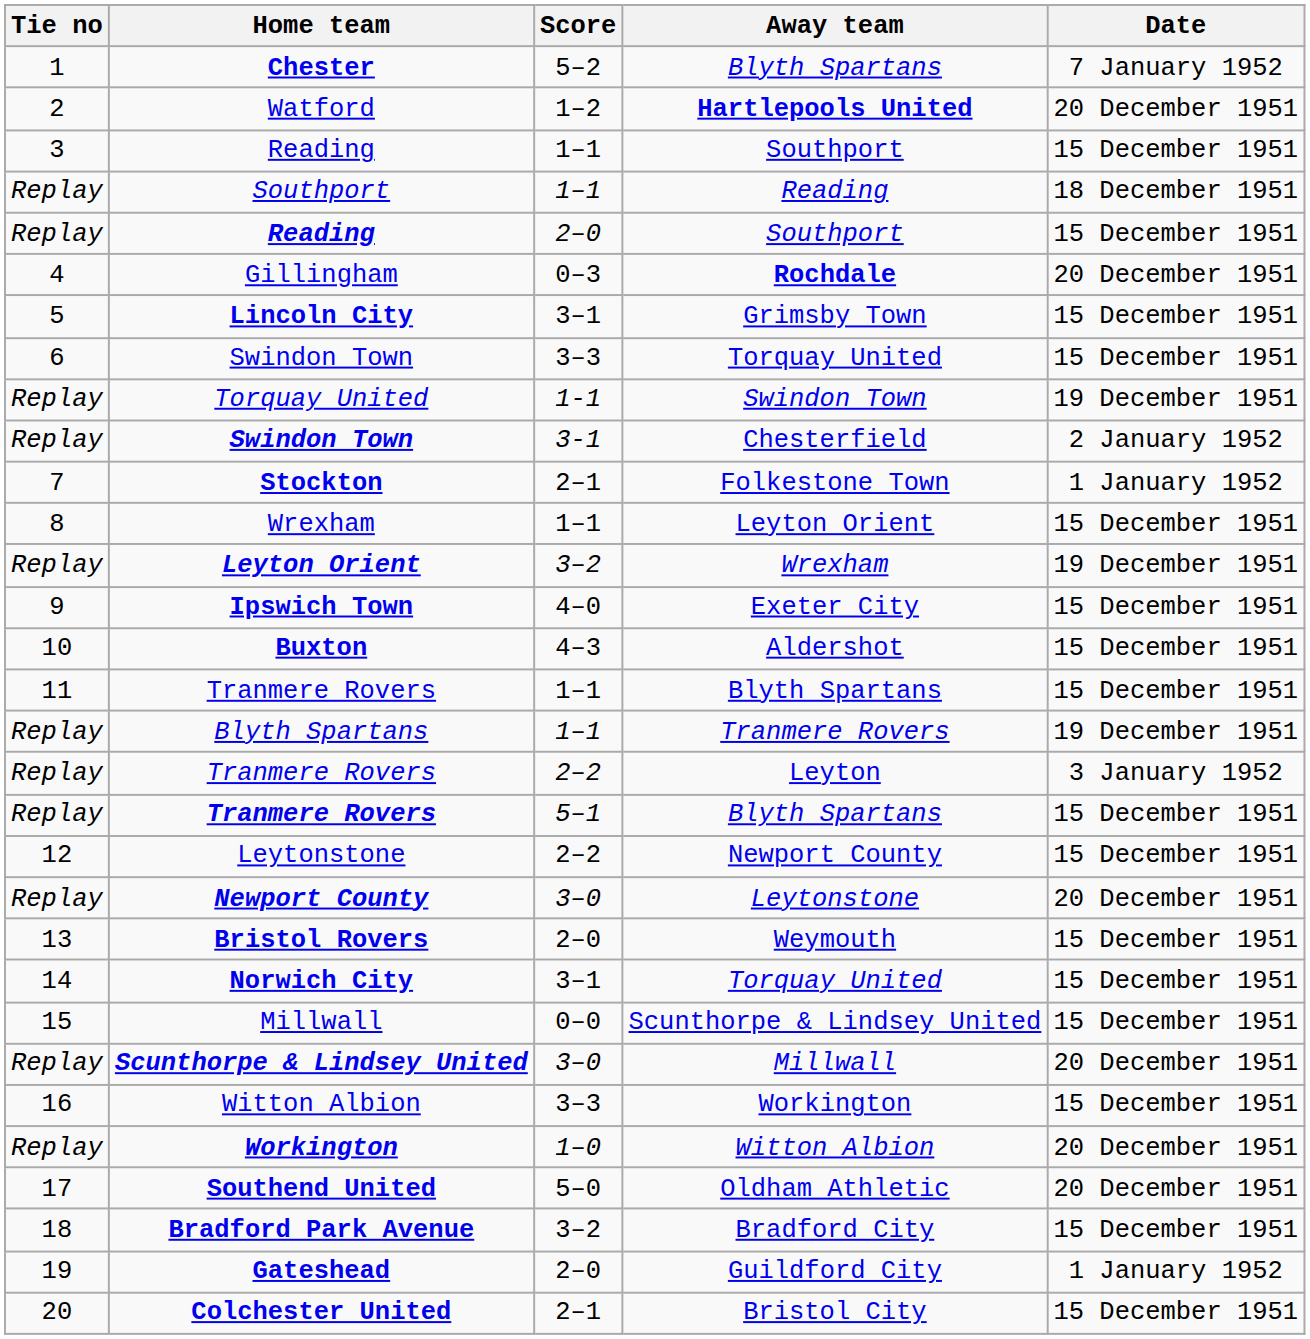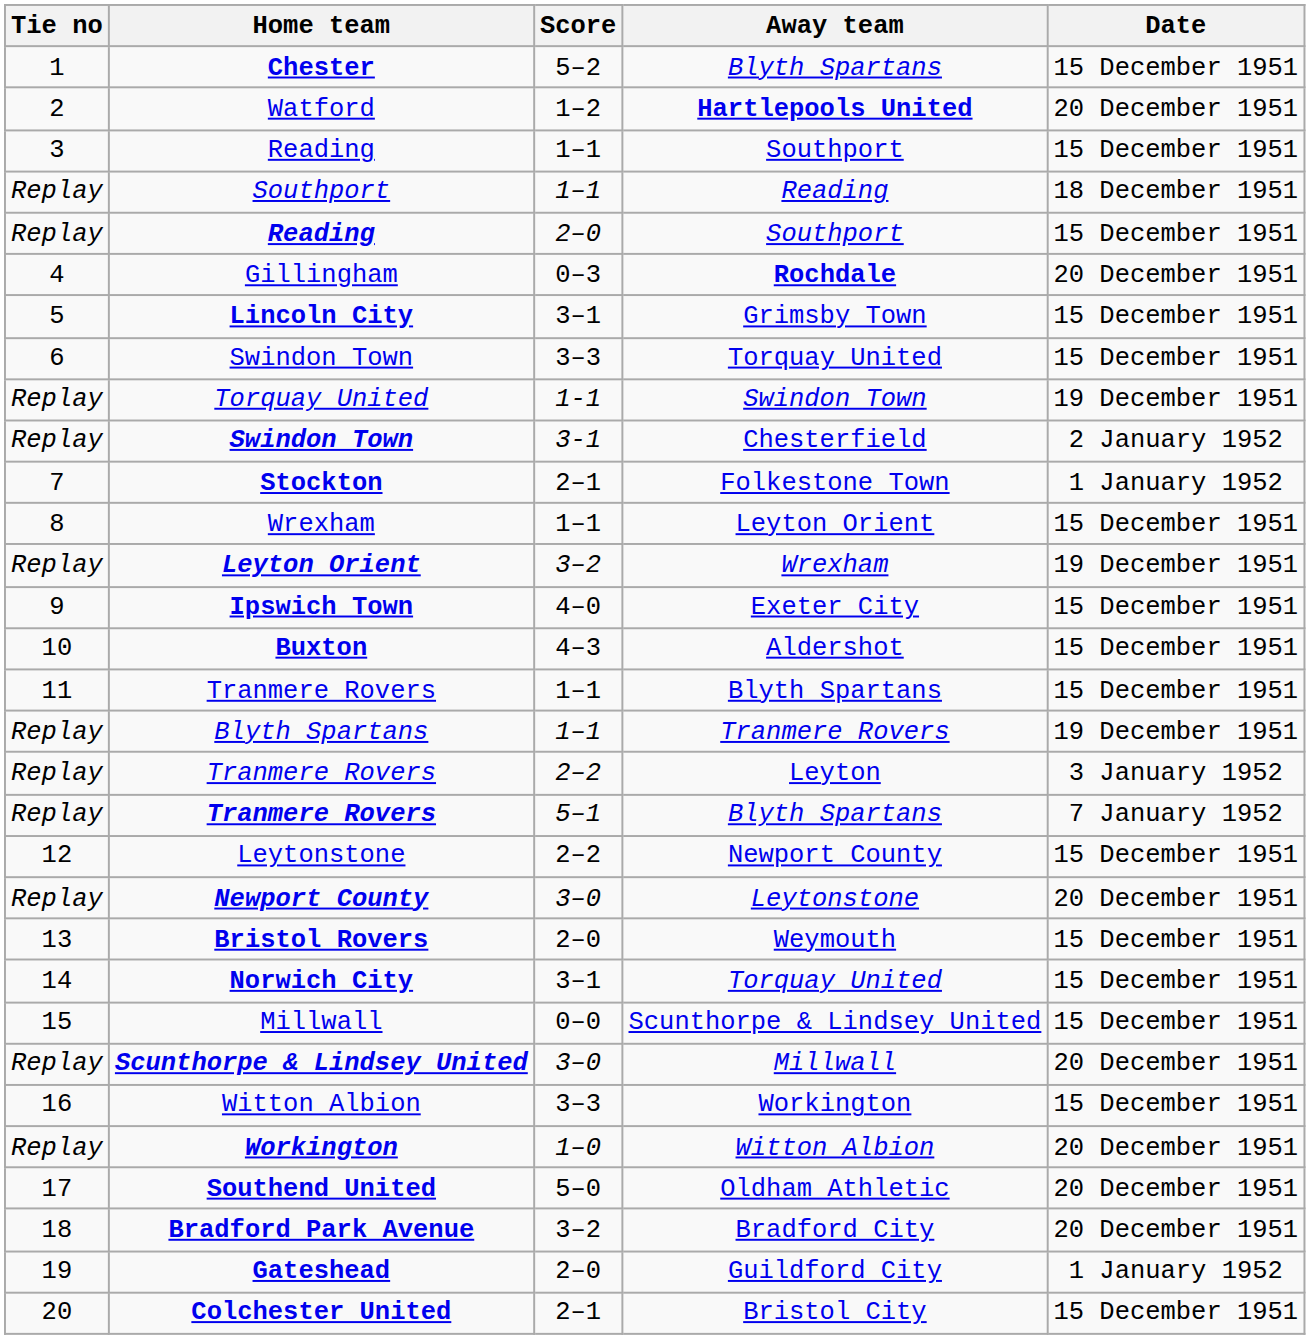(1176, 67) 7 January 1952 -> (1176, 67) 15 December 1951
(1176, 815) 15 December 1951 -> (1176, 815) 7 January 1952
(1176, 1230) 15 December 1951 -> (1176, 1230) 20 December 1951
